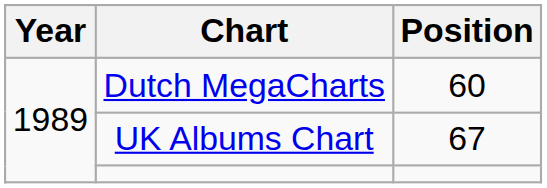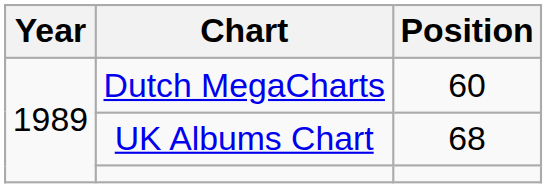(467, 138) 67 -> (467, 138) 68
